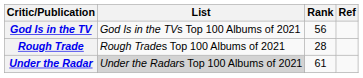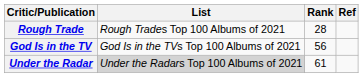rows swapped: (51, 30) <-> (51, 47)
